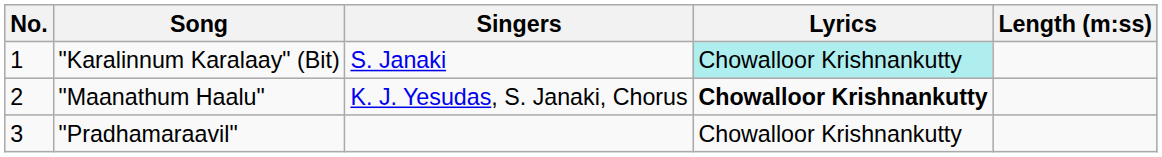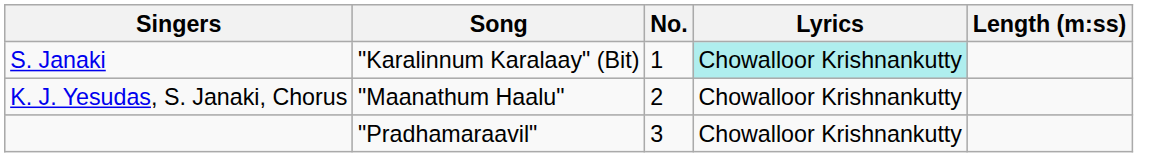columns swapped: (29, 23) <-> (519, 23)
(843, 97) bold -> (830, 97) normal
